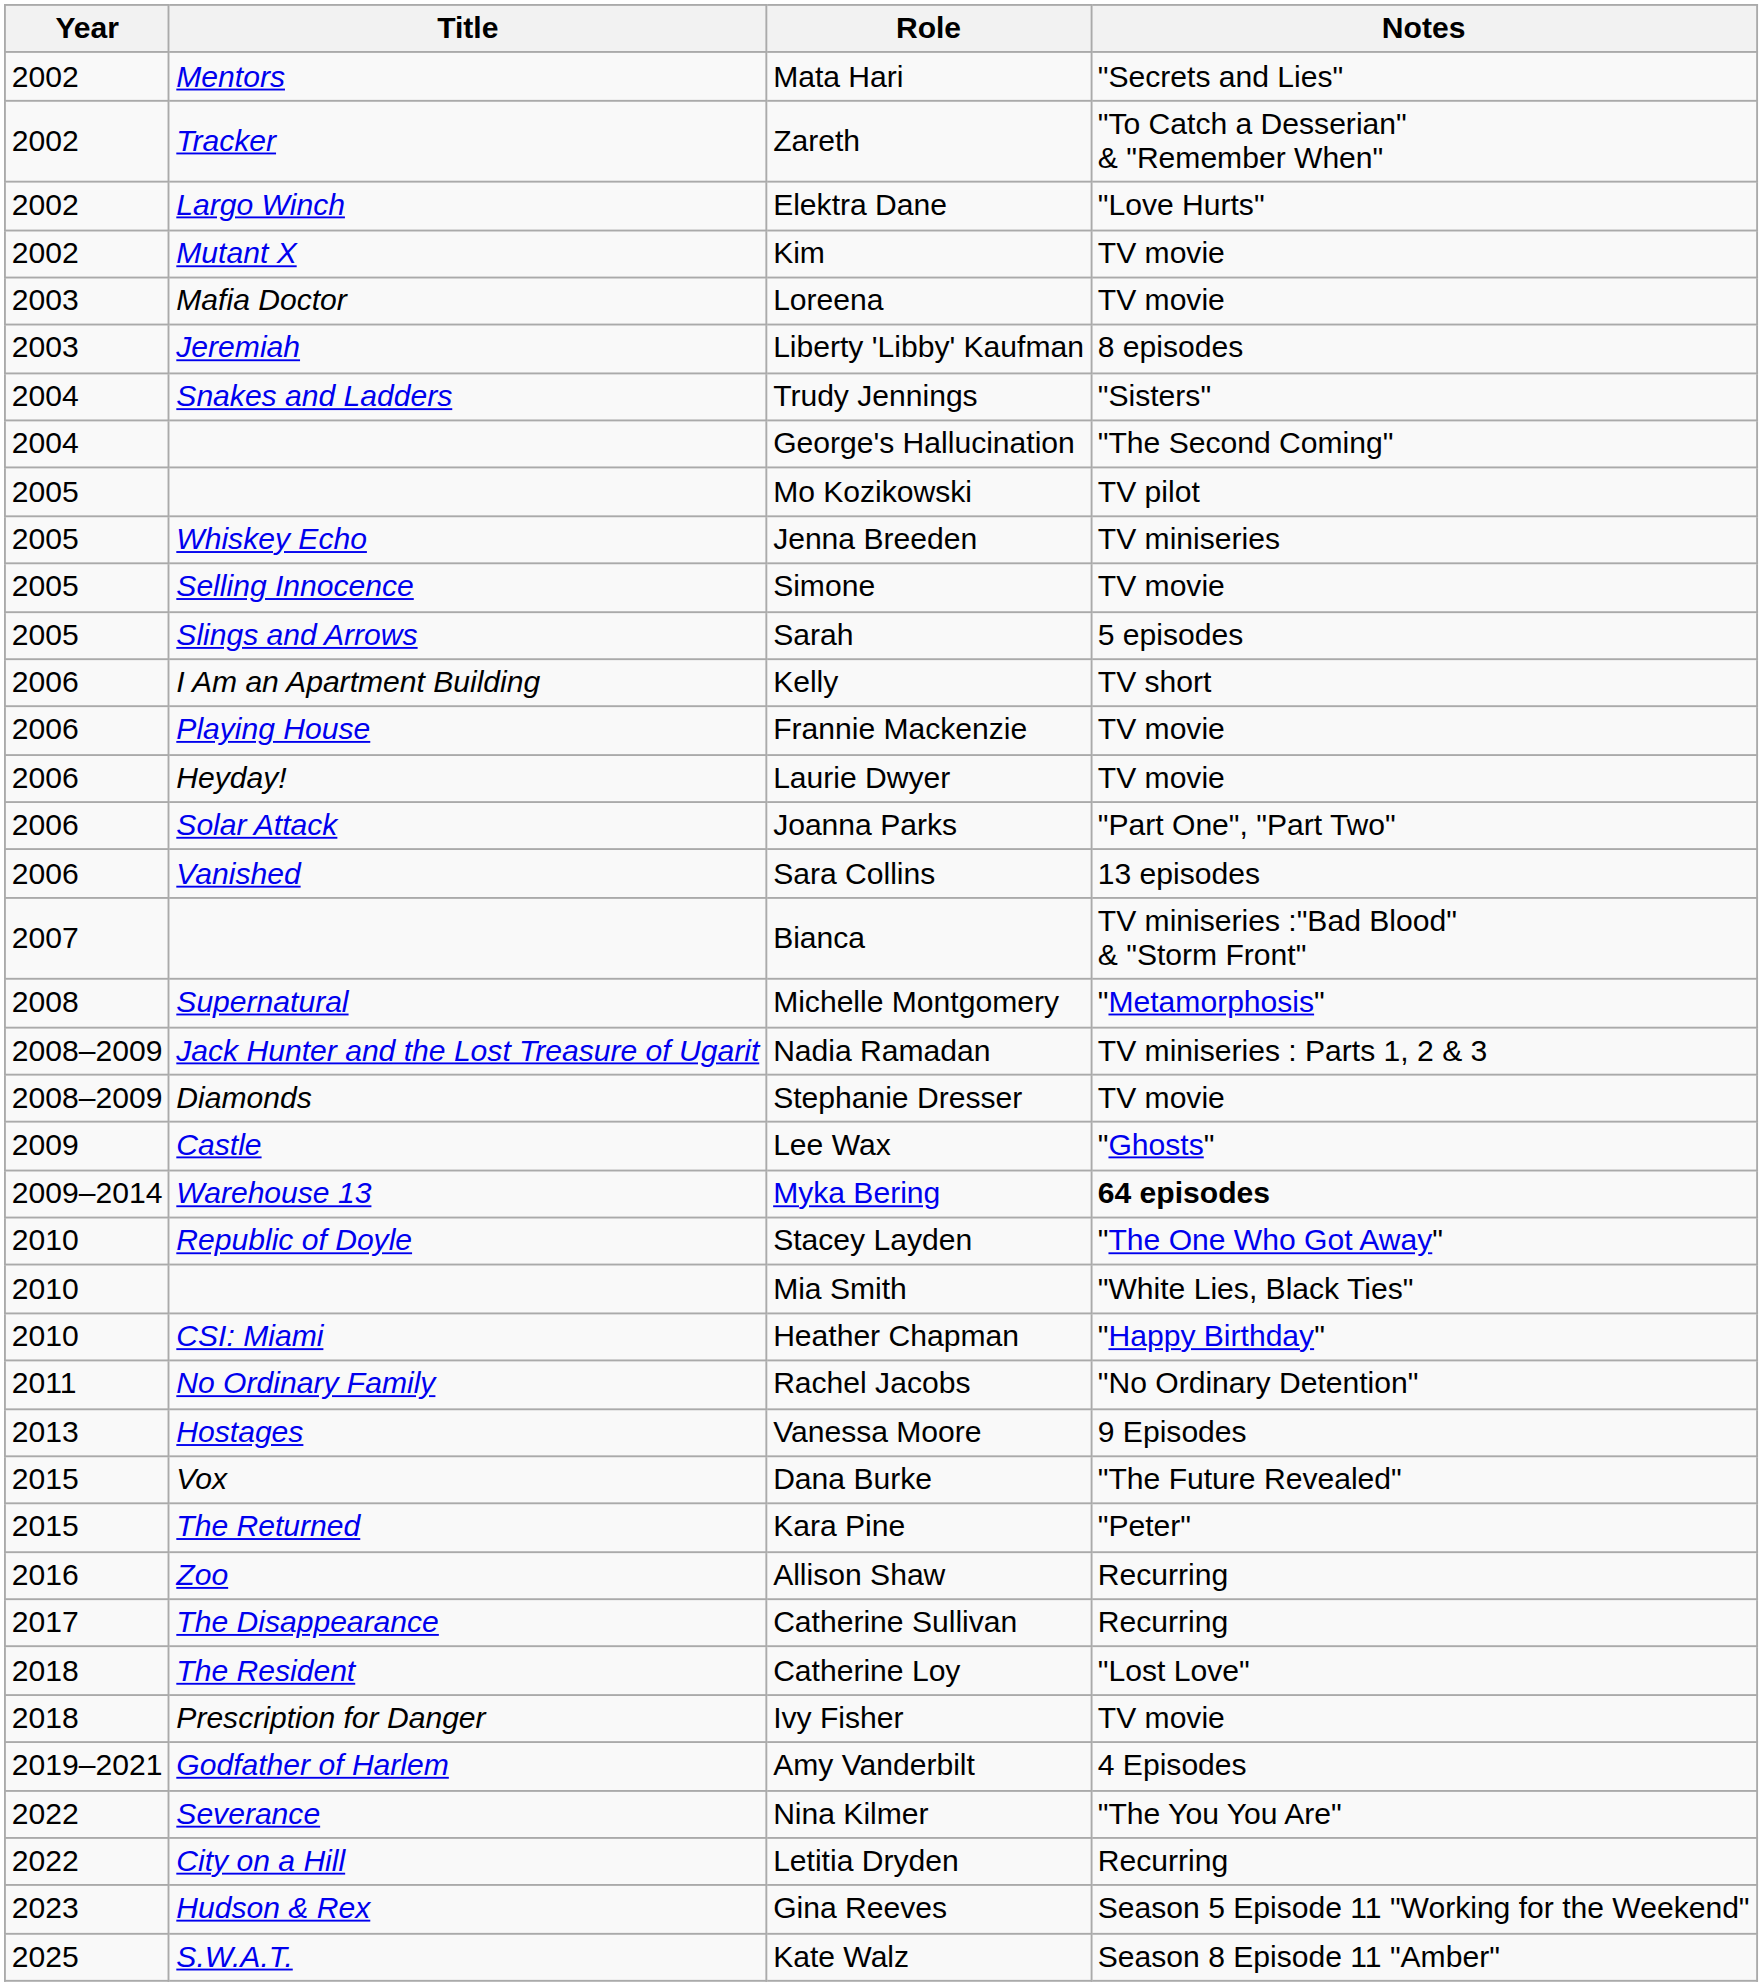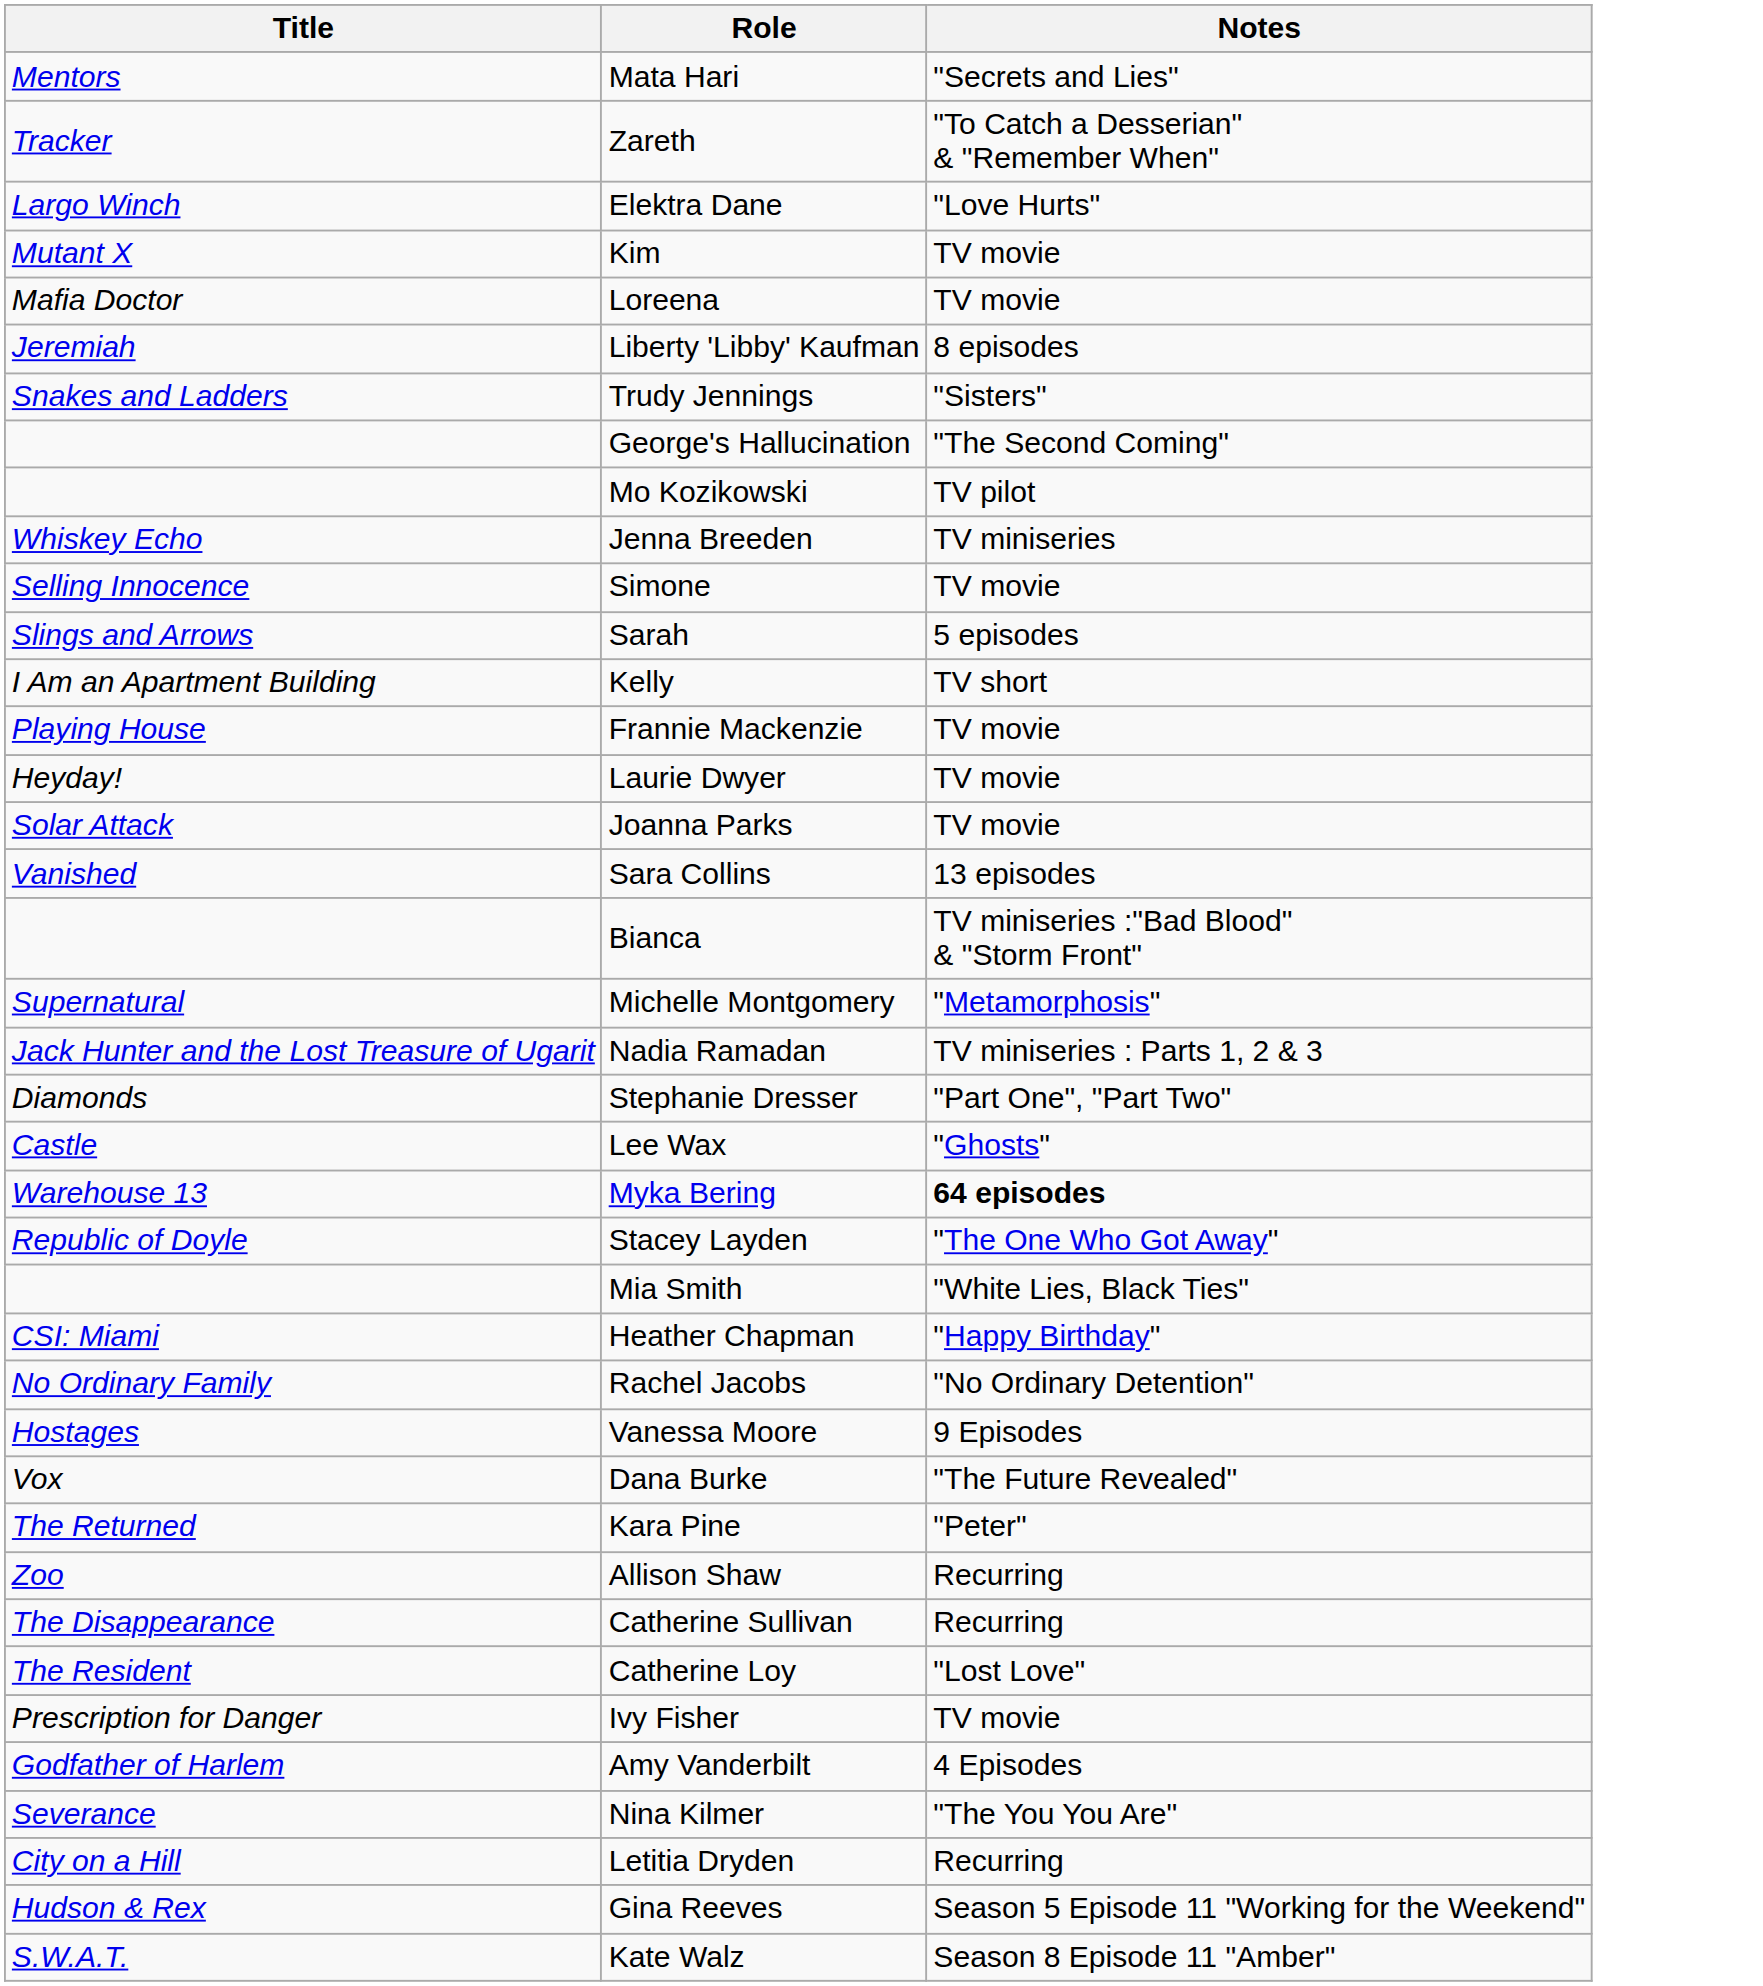- column: (87, 28)
(1247, 825) "Part One", "Part Two" -> (997, 825) TV movie
(1161, 1097) TV movie -> (1082, 1097) "Part One", "Part Two"
